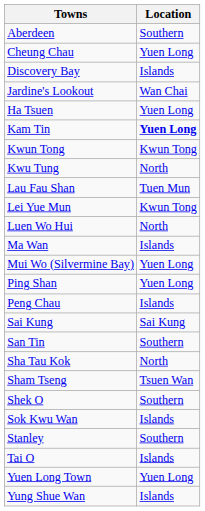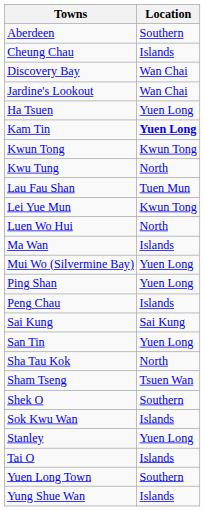(166, 52) Yuen Long -> (157, 52) Islands
(157, 71) Islands -> (164, 71) Wan Chai
(162, 341) Southern -> (166, 341) Yuen Long
(162, 438) Southern -> (166, 438) Yuen Long
(166, 476) Yuen Long -> (162, 476) Southern
